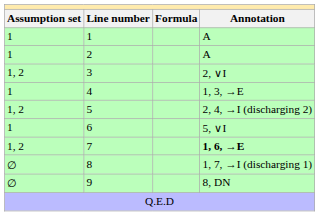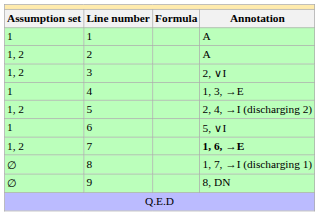(10, 54) 1 -> (15, 54) 1, 2
